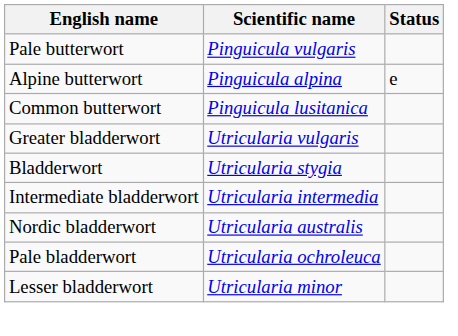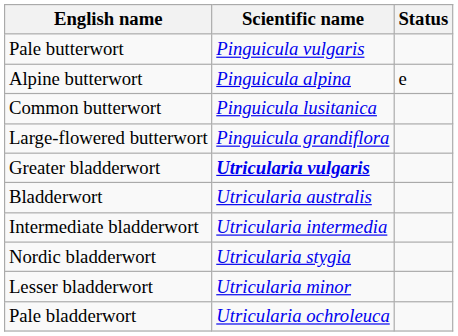+ row: (108, 138)
(283, 138) normal -> (293, 167) bold
(275, 167) Utricularia stygia -> (294, 197) Utricularia australis
(285, 227) Utricularia australis -> (284, 256) Utricularia stygia
rows swapped: (73, 256) <-> (81, 286)
